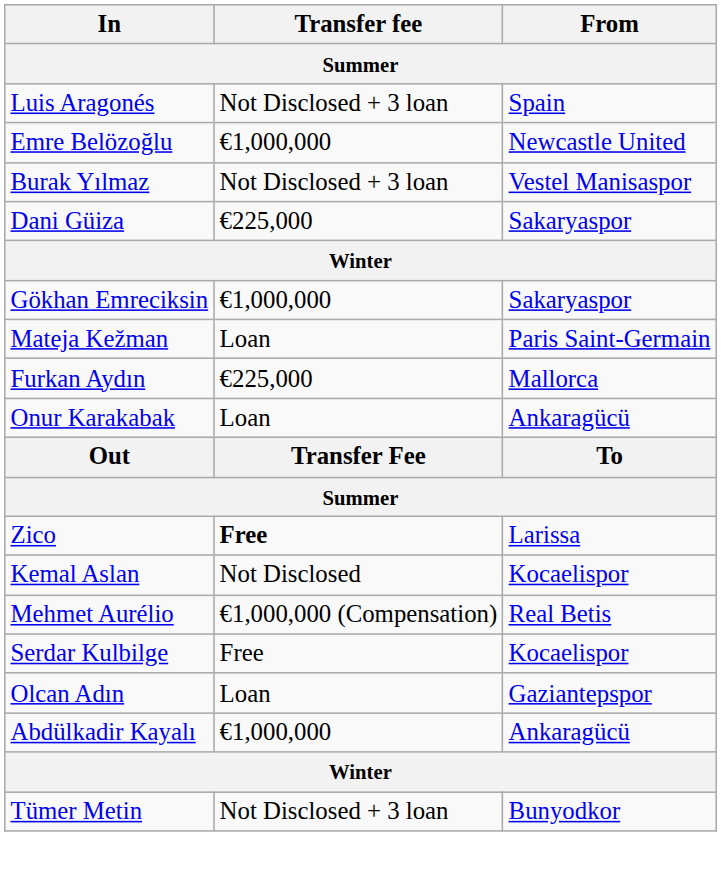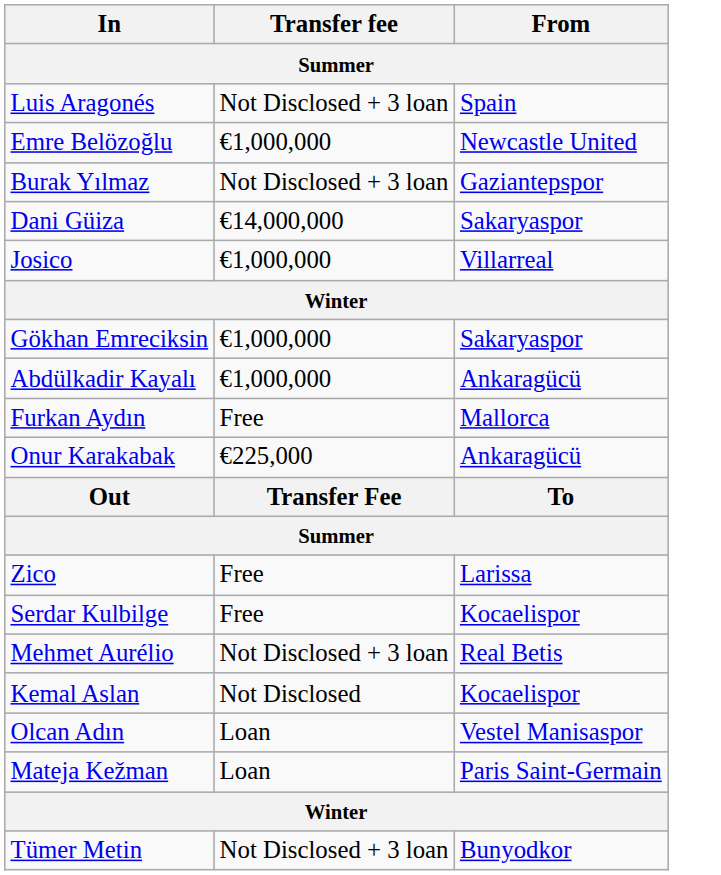(600, 181) Vestel Manisaspor -> (532, 181) Gaziantepspor
(266, 220) €225,000 -> (282, 220) €14,000,000
+ row: (41, 260)
rows swapped: (103, 732) <-> (89, 338)
(266, 378) €225,000 -> (242, 417) Free
(245, 417) Loan -> (266, 456) €225,000
(243, 535) bold -> (242, 574) normal
rows swapped: (89, 653) <-> (75, 574)
(358, 614) €1,000,000 (Compensation) -> (334, 653) Not Disclosed + 3 loan
(580, 692) Gaziantepspor -> (551, 732) Vestel Manisaspor
